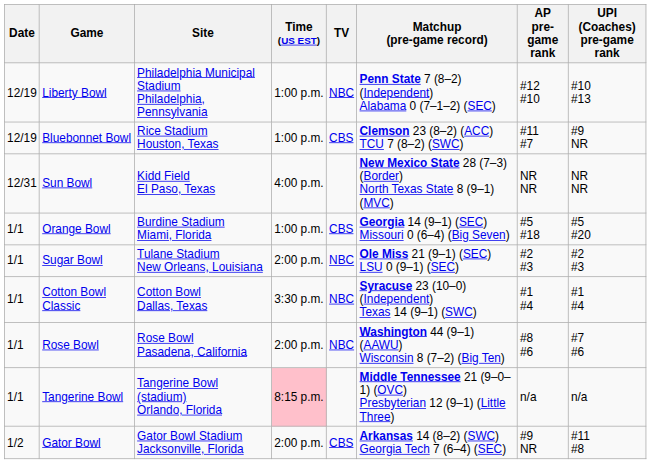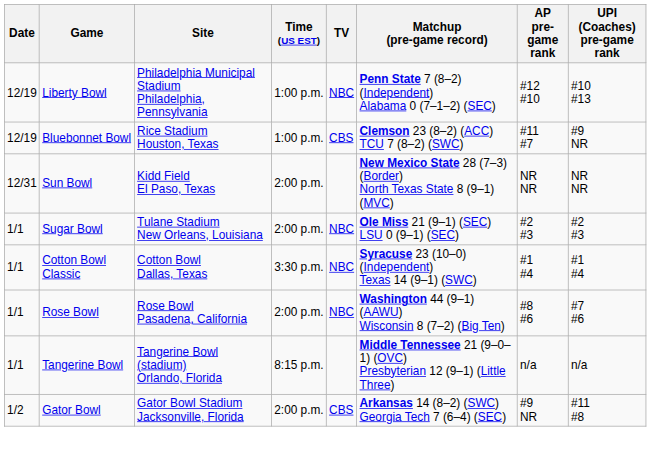(299, 183) 4:00 p.m. -> (299, 183) 2:00 p.m.
- row: (76, 228)
(299, 397) pink background -> (299, 365) no background
